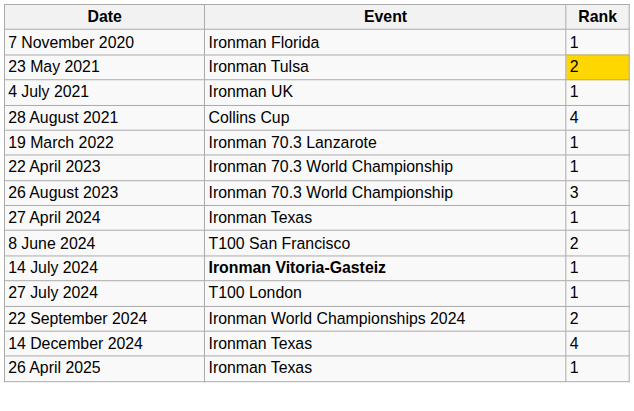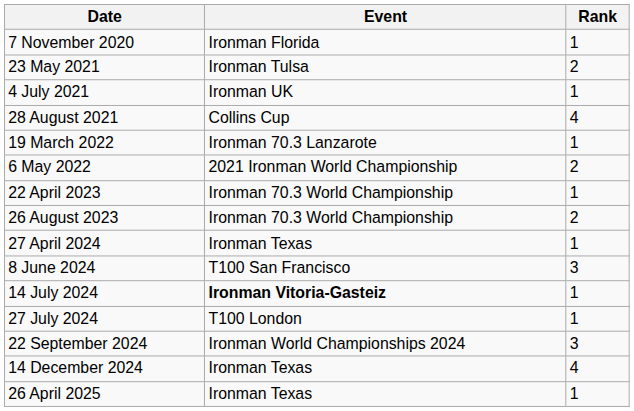(574, 67) gold background -> (574, 67) no background
+ row: (50, 167)
(574, 192) 3 -> (574, 218) 2
(574, 243) 2 -> (574, 268) 3
(574, 318) 2 -> (574, 343) 3
